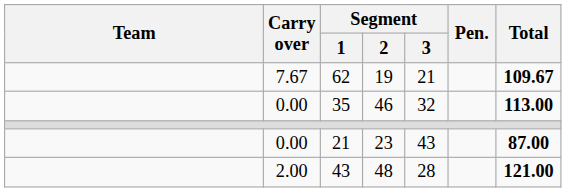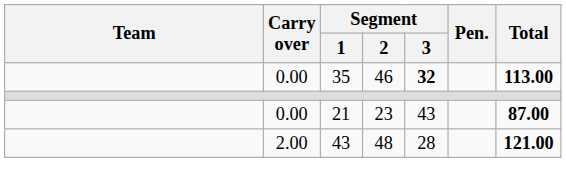- row: (341, 76)
(426, 105) normal -> (426, 76) bold
